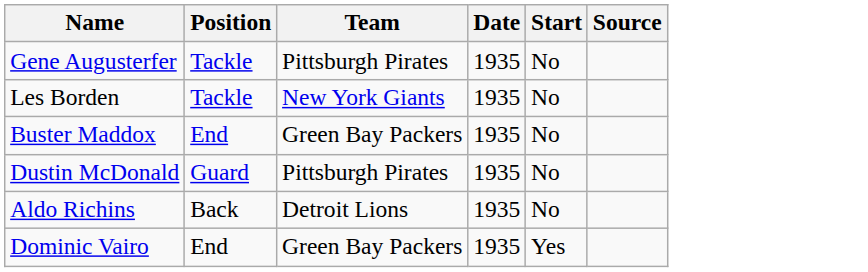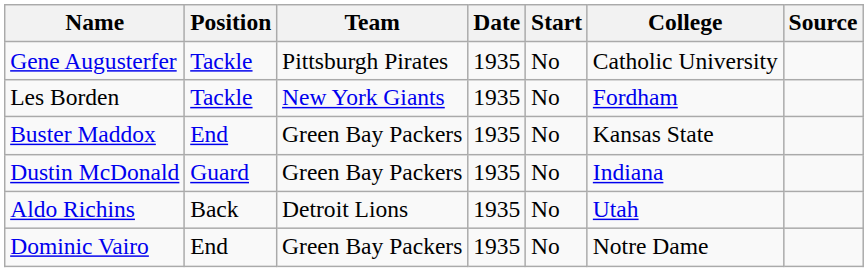+ column: (685, 23)
(365, 172) Pittsburgh Pirates -> (372, 172) Green Bay Packers
(548, 246) Yes -> (545, 246) No
